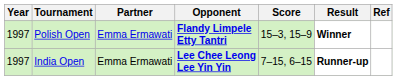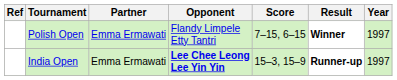columns swapped: (18, 13) <-> (381, 13)
(214, 35) bold -> (205, 35) normal
(286, 35) 15–3, 15–9 -> (280, 35) 7–15, 6–15
(286, 62) 7–15, 6–15 -> (280, 62) 15–3, 15–9
